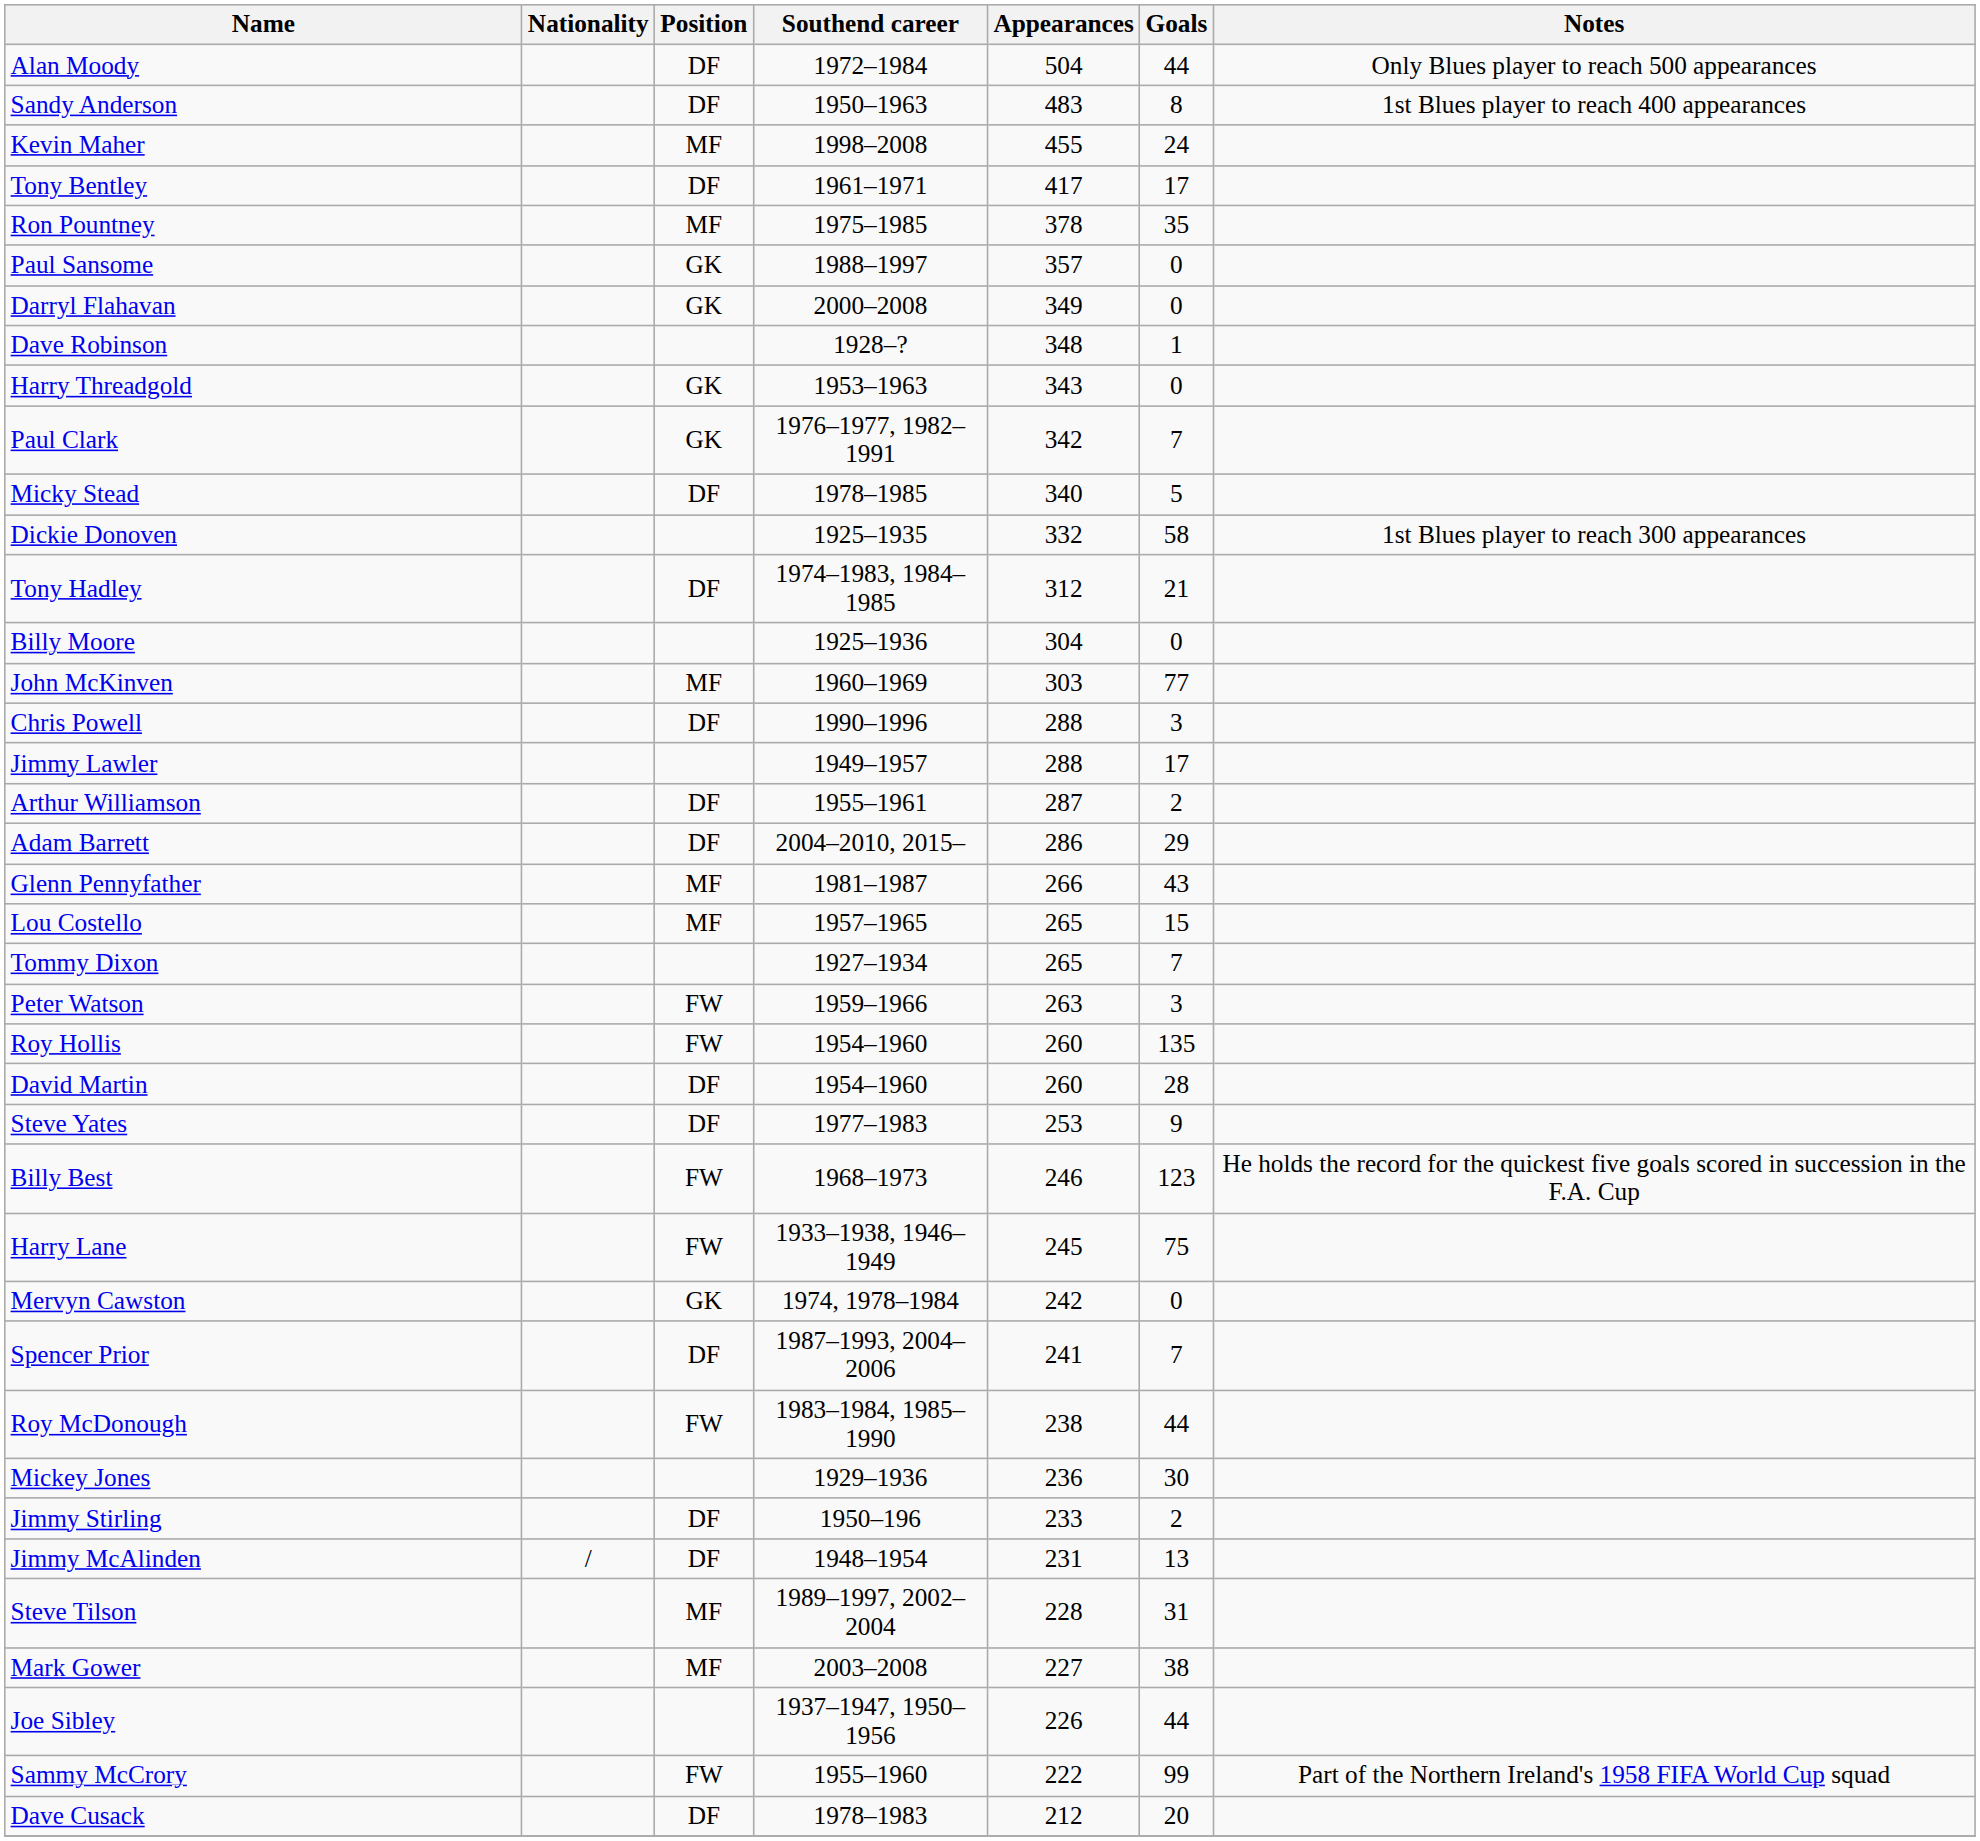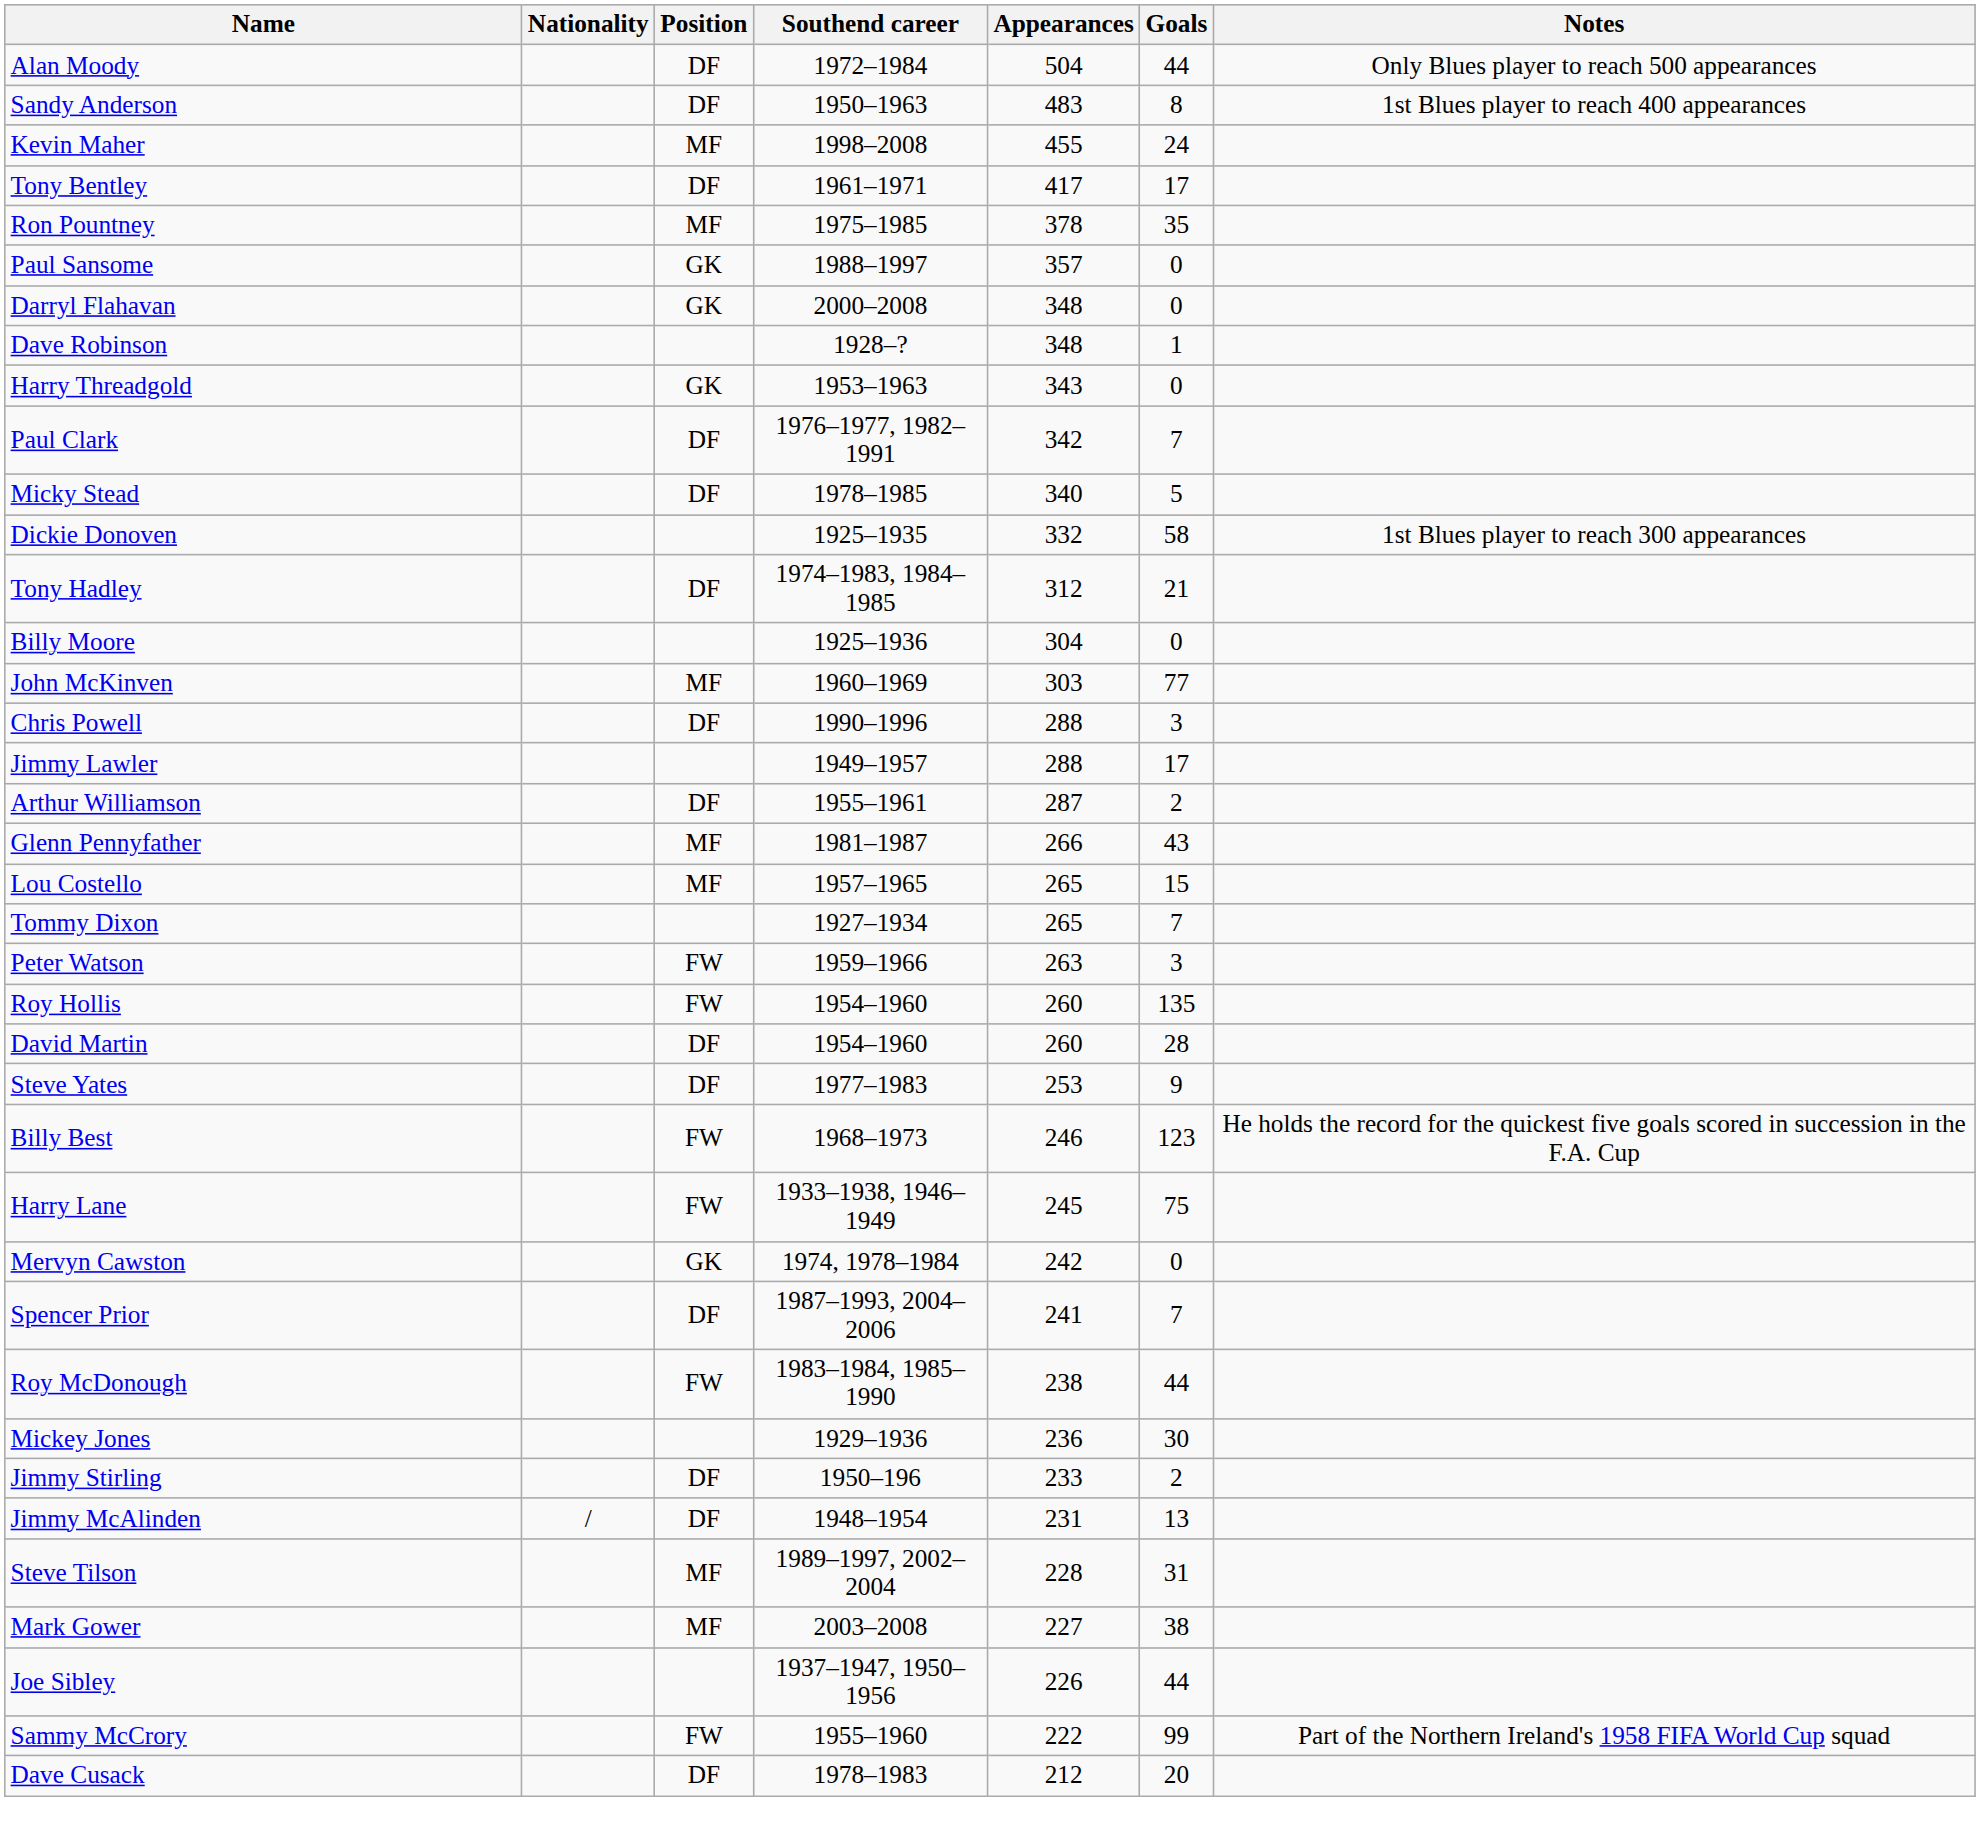(1064, 305) 349 -> (1064, 305) 348
(704, 439) GK -> (704, 439) DF
- row: (80, 843)
